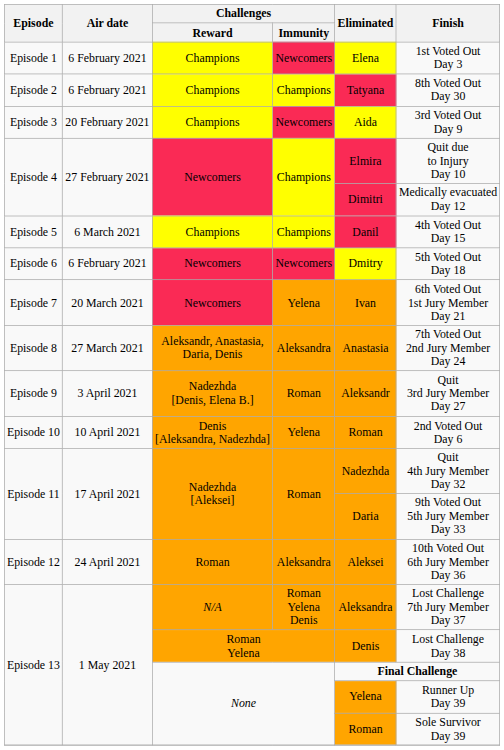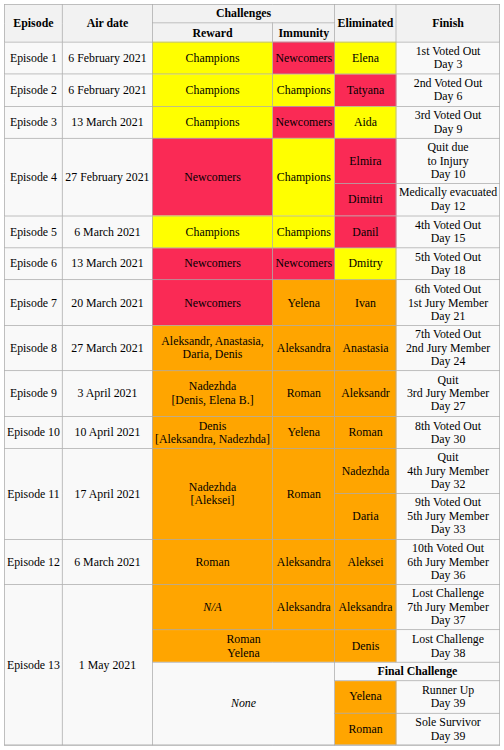(448, 90) 8th Voted Out Day 30 -> (448, 90) 2nd Voted Out Day 6
(107, 122) 20 February 2021 -> (107, 122) 13 March 2021
(107, 264) 6 February 2021 -> (107, 264) 13 March 2021
(448, 432) 2nd Voted Out Day 6 -> (448, 432) 8th Voted Out Day 30
(107, 561) 24 April 2021 -> (107, 561) 6 March 2021
(304, 607) Roman Yelena Denis -> (304, 607) Aleksandra
